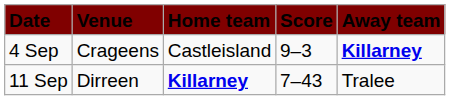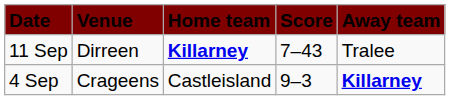rows swapped: (34, 49) <-> (38, 79)
